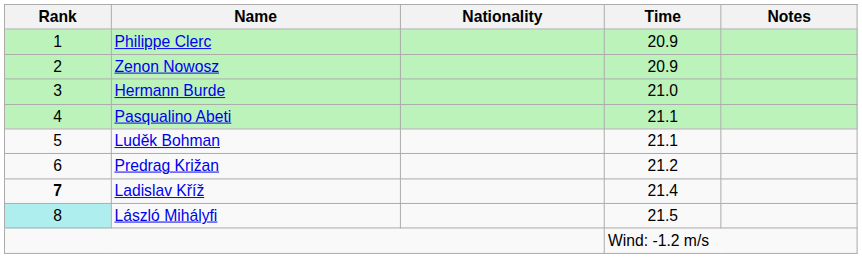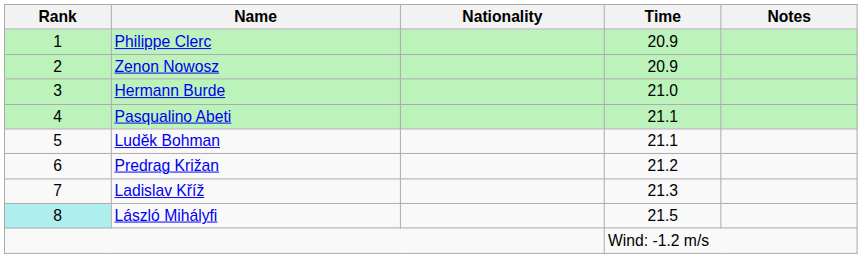(58, 191) bold -> (58, 191) normal
(663, 191) 21.4 -> (663, 191) 21.3
